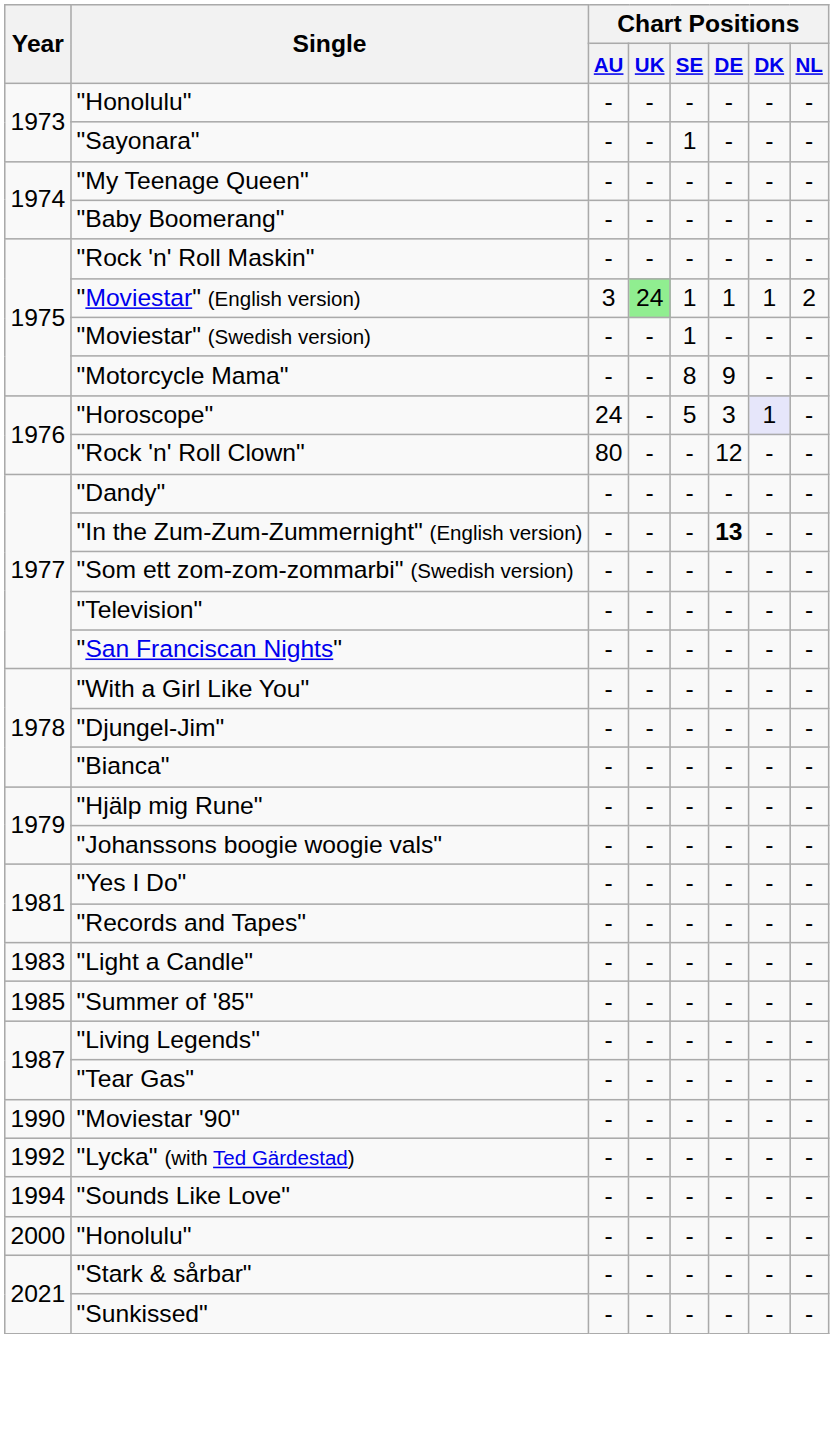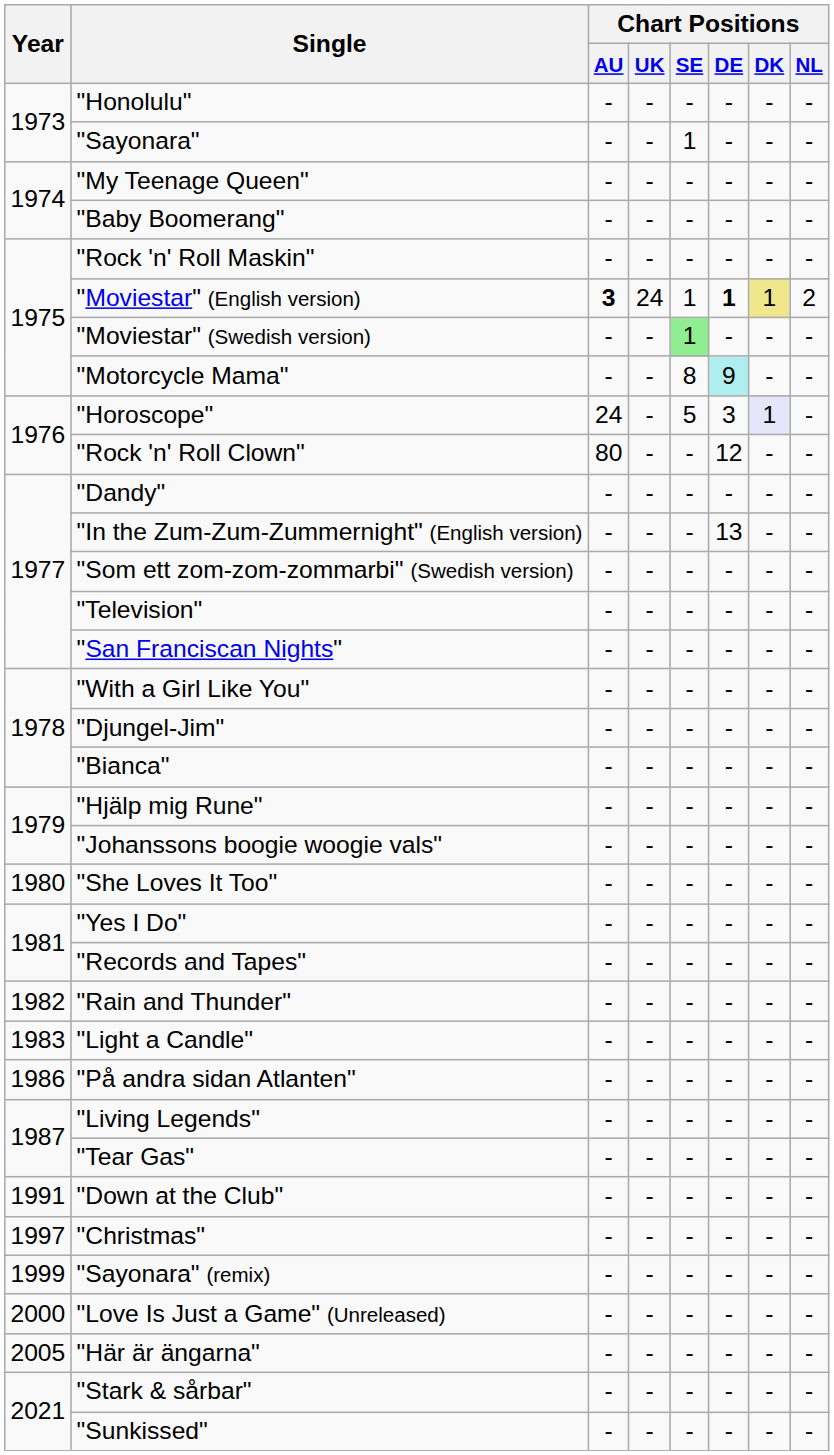(609, 297) normal -> (609, 297) bold
(650, 297) lightgreen background -> (650, 297) no background
(729, 297) normal -> (729, 297) bold
(769, 297) no background -> (769, 297) khaki background
(690, 336) no background -> (690, 336) lightgreen background
(729, 375) no background -> (729, 375) paleturquoise background
(729, 532) bold -> (729, 532) normal
+ row: (38, 883)
+ row: (38, 1000)
- row: (38, 1000)
+ row: (38, 1079)
- row: (38, 1118)
+ row: (38, 1196)
- row: (38, 1157)
- row: (38, 1196)
+ row: (38, 1235)
+ row: (38, 1274)
- row: (38, 1235)
+ row: (38, 1313)
+ row: (38, 1352)
